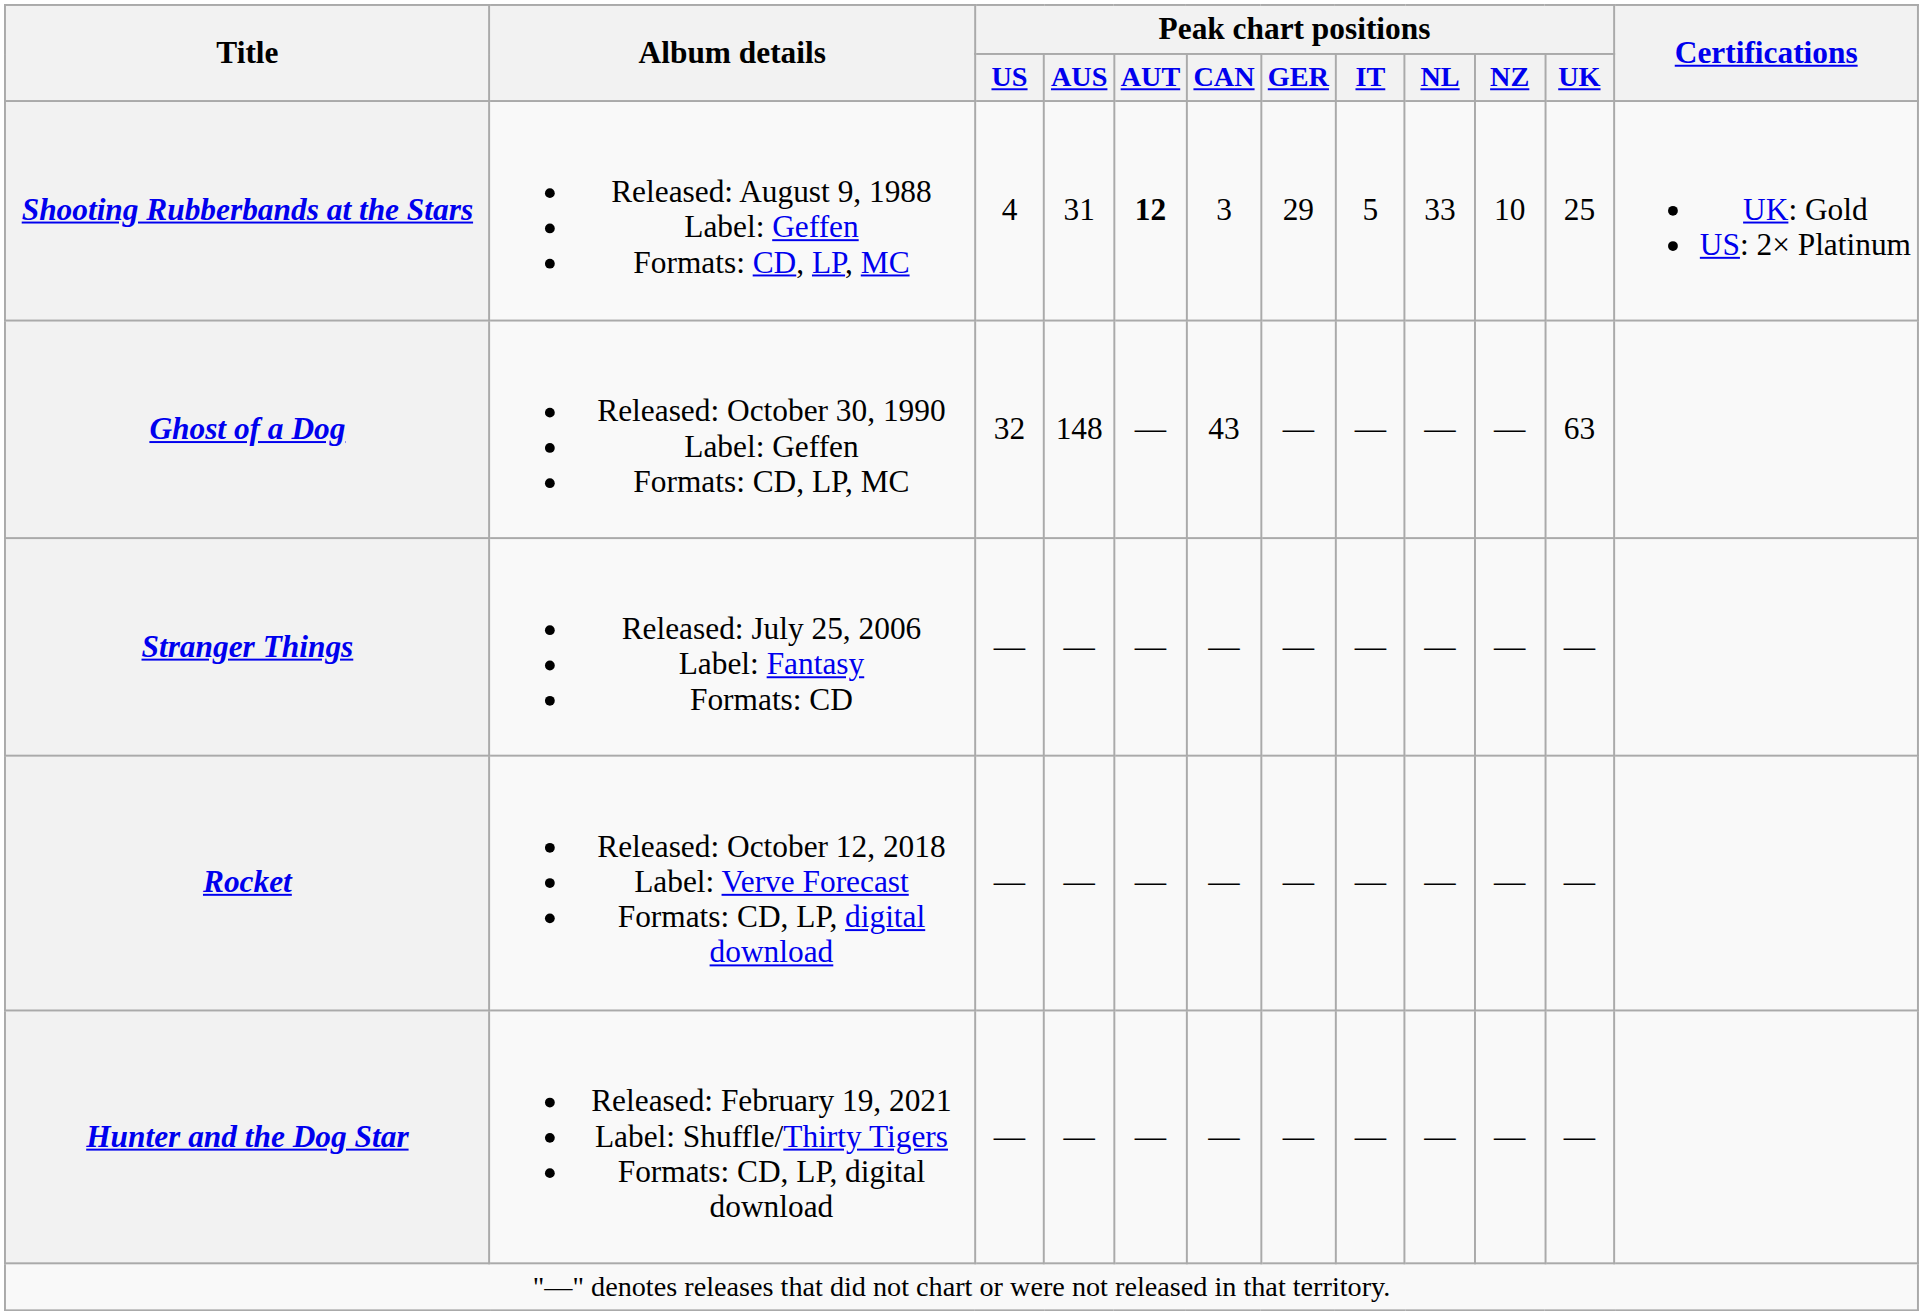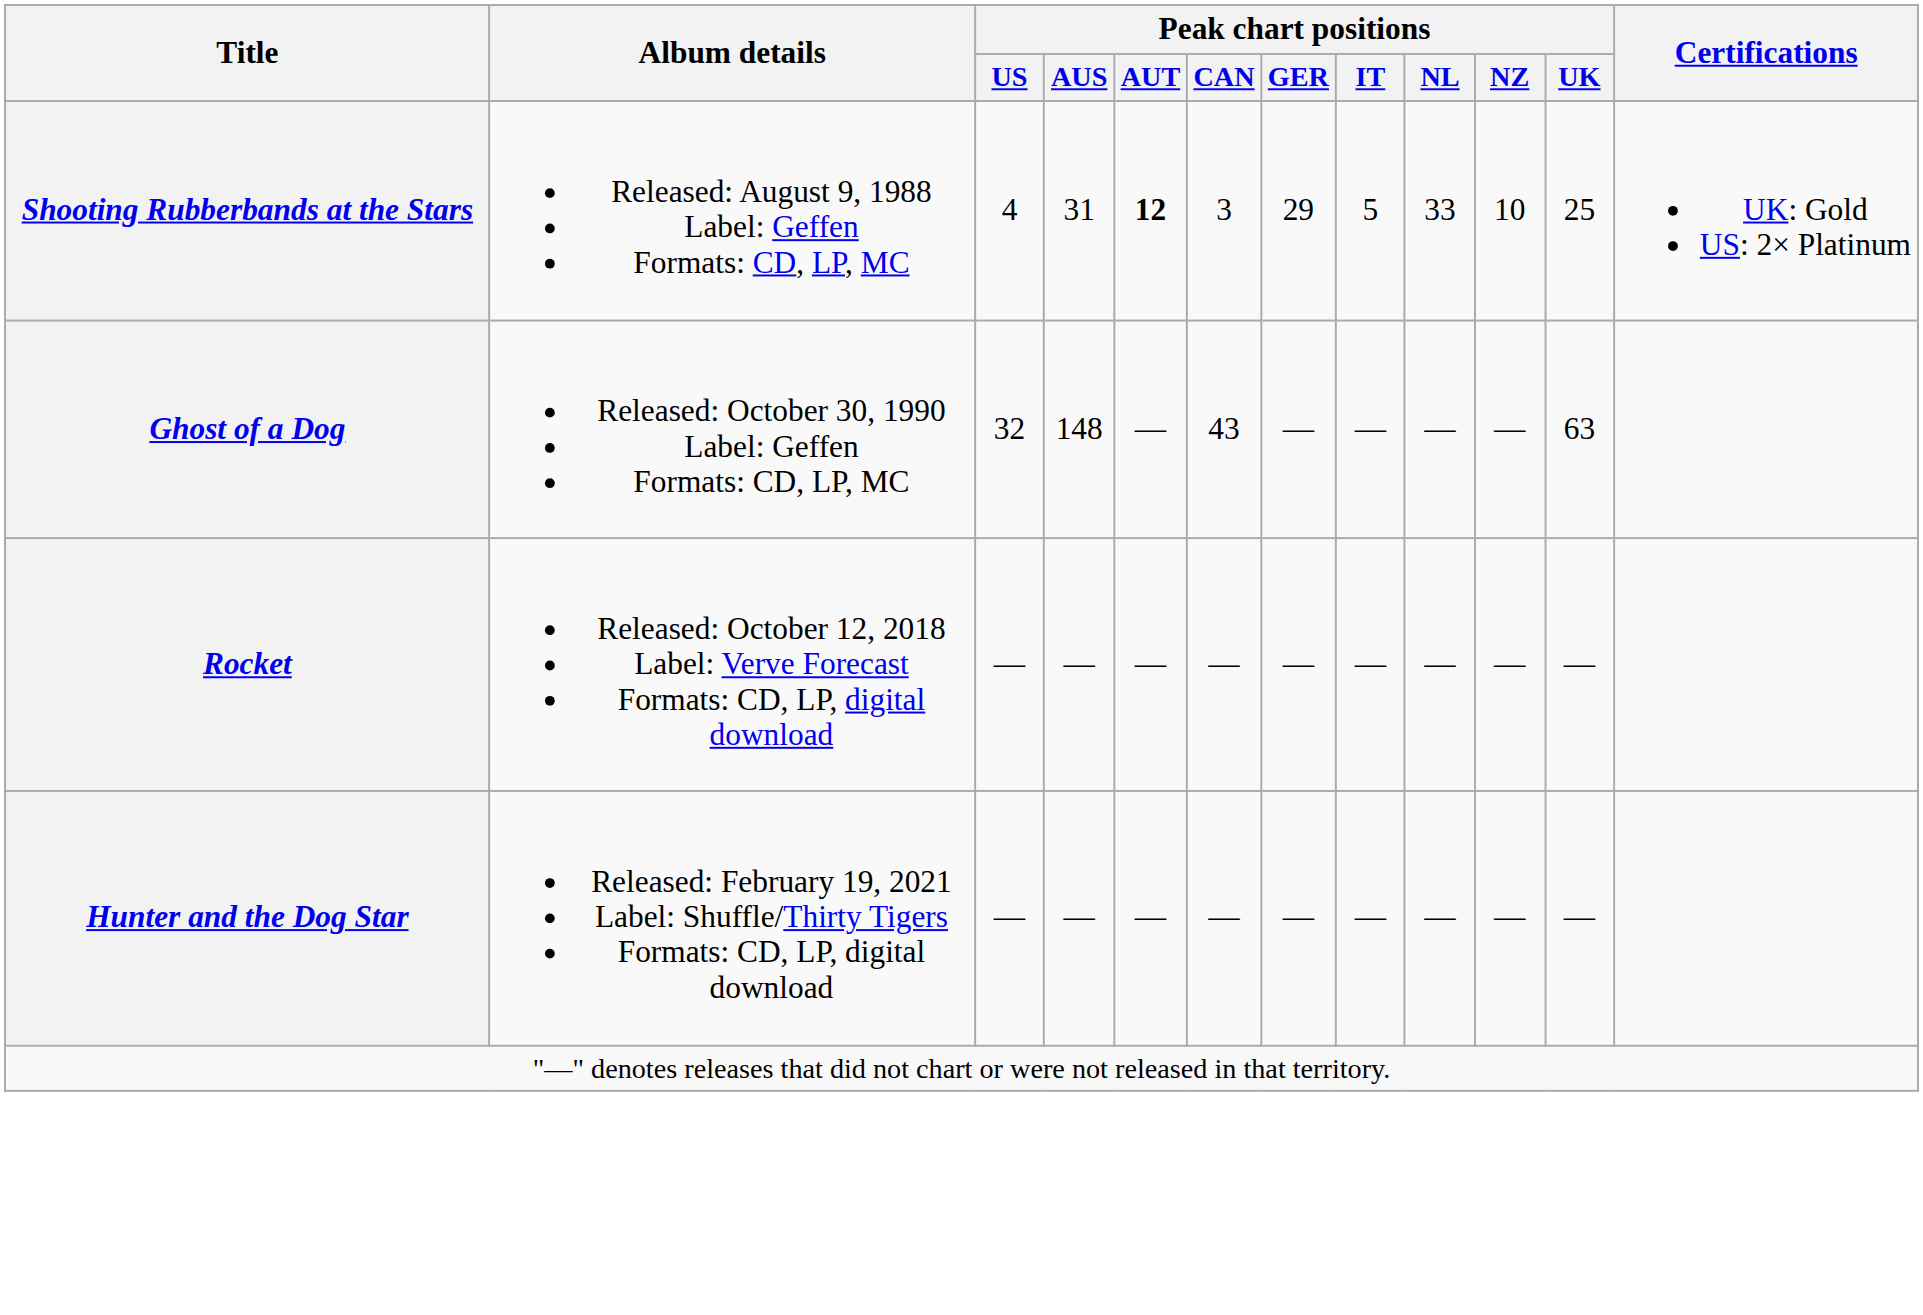- row: (247, 646)
